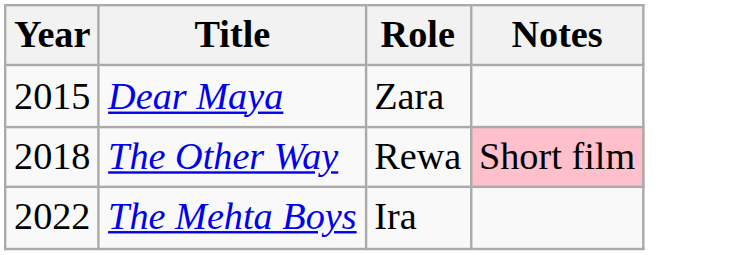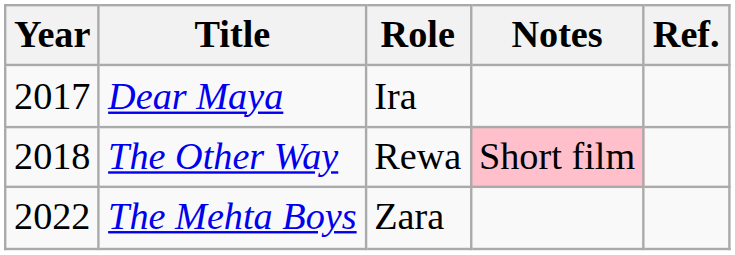+ column: (686, 34)
(52, 95) 2015 -> (52, 95) 2017
(409, 95) Zara -> (395, 95) Ira
(395, 216) Ira -> (409, 216) Zara
